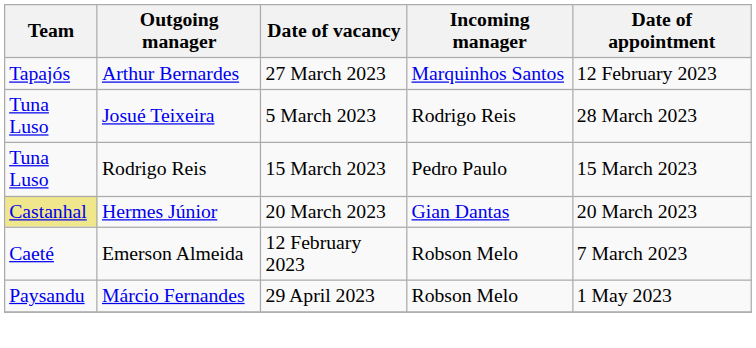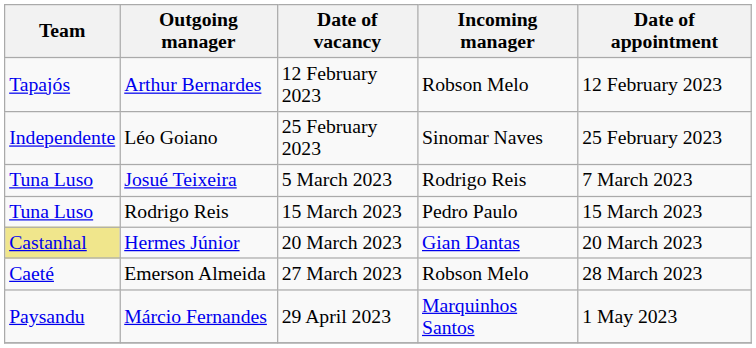(326, 73) 27 March 2023 -> (329, 84) 12 February 2023
(488, 73) Marquinhos Santos -> (475, 84) Robson Melo
+ row: (171, 137)
(637, 115) 28 March 2023 -> (637, 180) 7 March 2023
(313, 253) 12 February 2023 -> (342, 273) 27 March 2023
(632, 253) 7 March 2023 -> (642, 273) 28 March 2023
(465, 295) Robson Melo -> (470, 316) Marquinhos Santos
